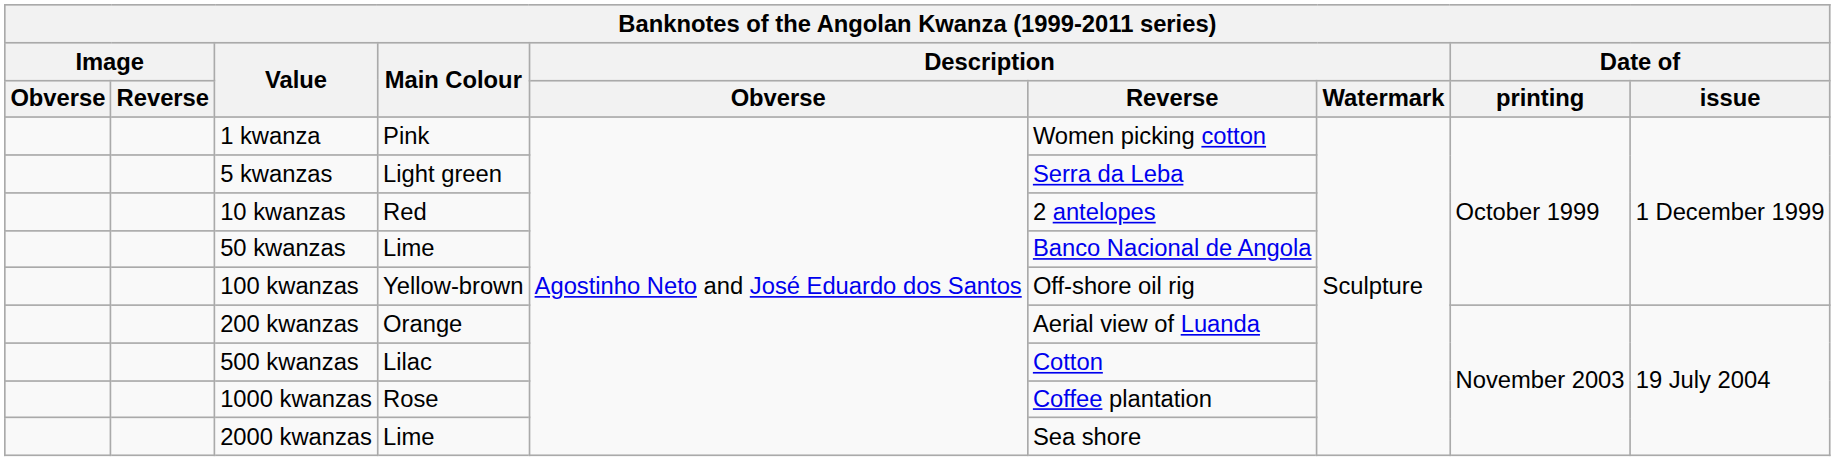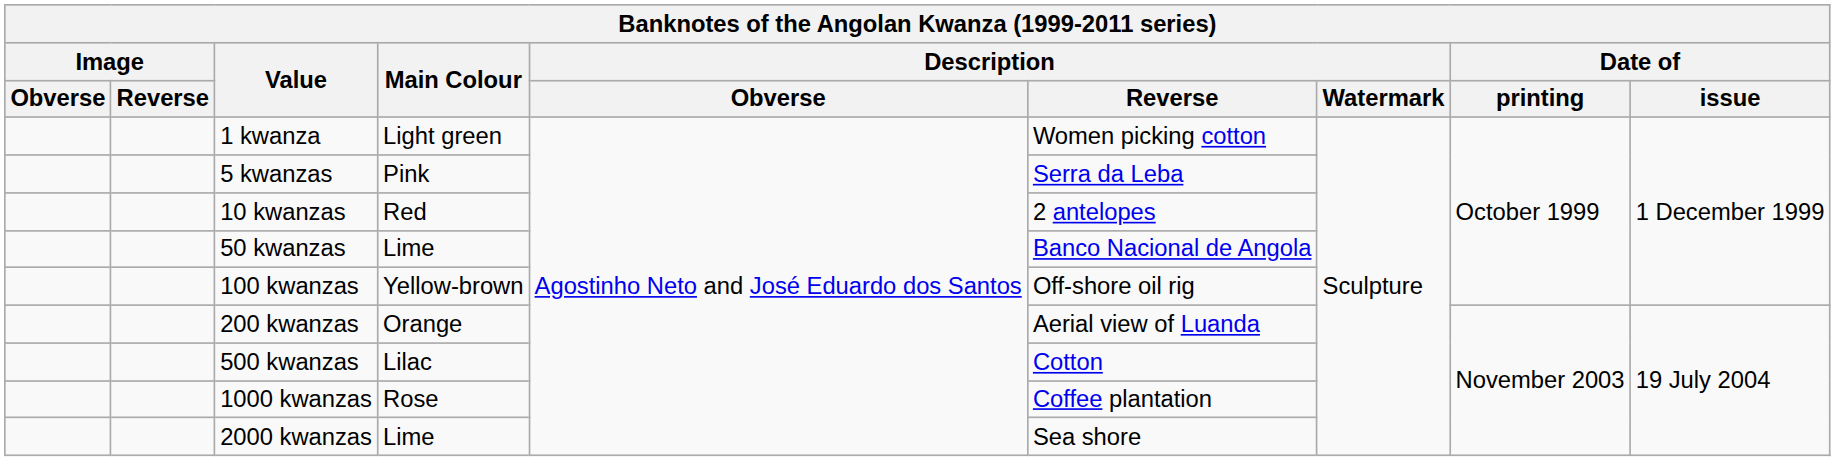(406, 137) Pink -> (443, 137) Light green
(443, 174) Light green -> (406, 174) Pink
